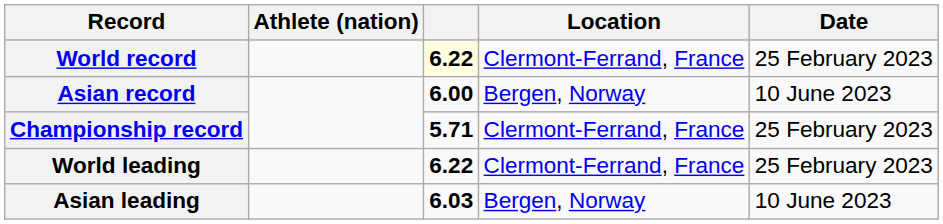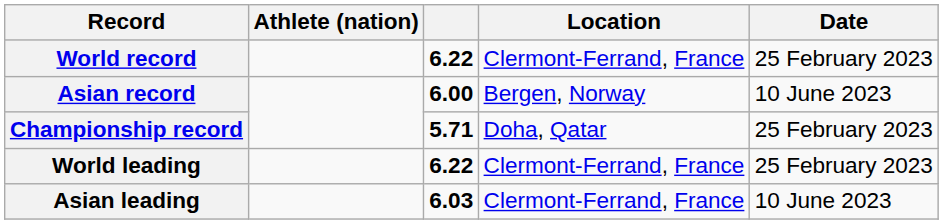(451, 58) lightyellow background -> (451, 58) no background
(614, 129) Clermont-Ferrand, France -> (545, 129) Doha, Qatar
(564, 201) Bergen, Norway -> (614, 201) Clermont-Ferrand, France
